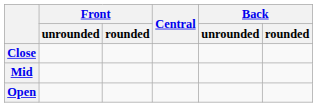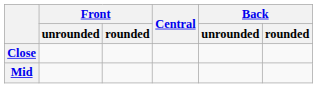- row: (22, 92)
